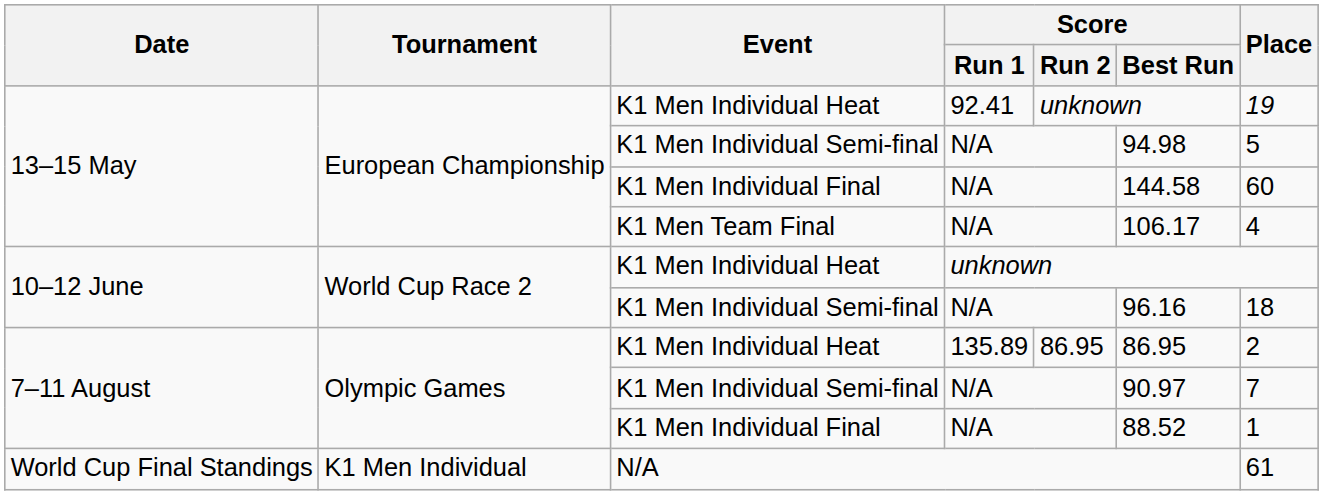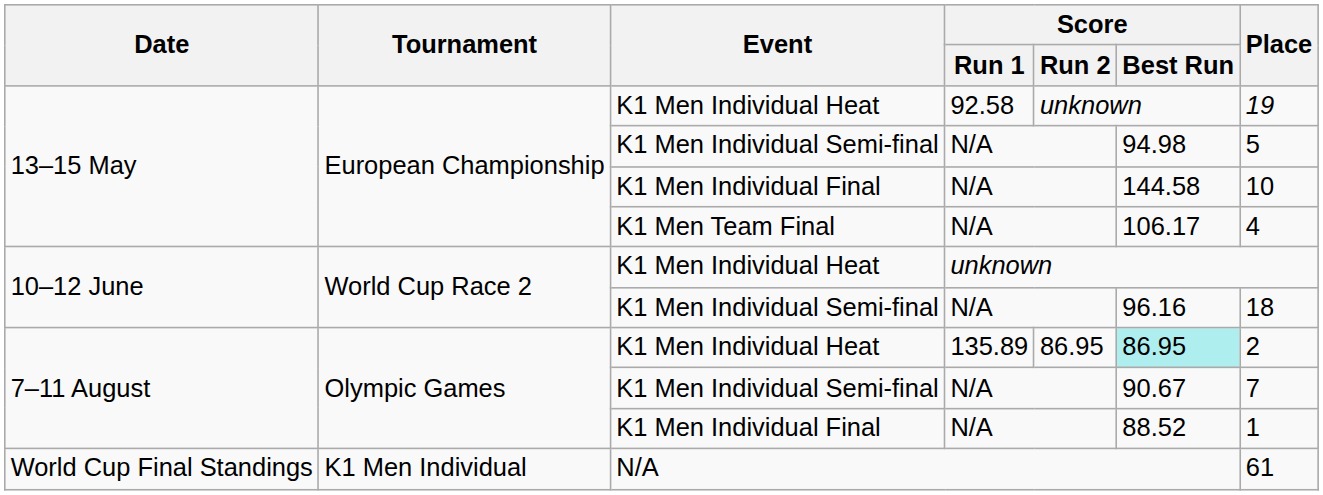(982, 105) 92.41 -> (982, 105) 92.58
(1260, 186) 60 -> (1260, 186) 10
(1154, 347) no background -> (1154, 347) paleturquoise background
(1154, 387) 90.97 -> (1154, 387) 90.67
